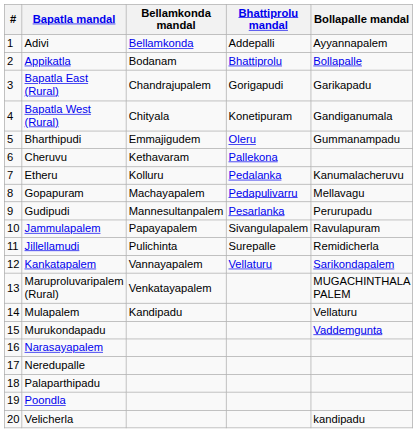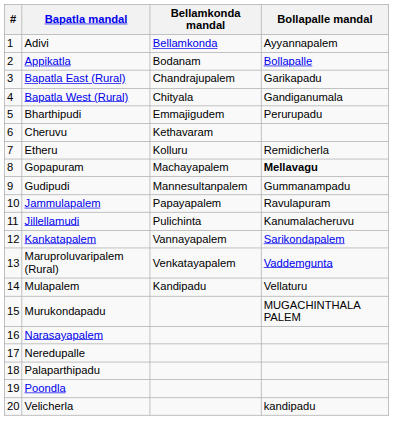- column: (268, 19)
(357, 139) Gummanampadu -> (293, 114) Perurupadu
(358, 175) Kanumalacheruvu -> (296, 150) Remidicherla
(339, 193) normal -> (291, 168) bold
(343, 211) Perurupadu -> (307, 185) Gummanampadu
(346, 246) Remidicherla -> (309, 221) Kanumalacheruvu
(362, 288) MUGACHINTHALA PALEM -> (298, 263) Vaddemgunta
(348, 330) Vaddemgunta -> (312, 311) MUGACHINTHALA PALEM
